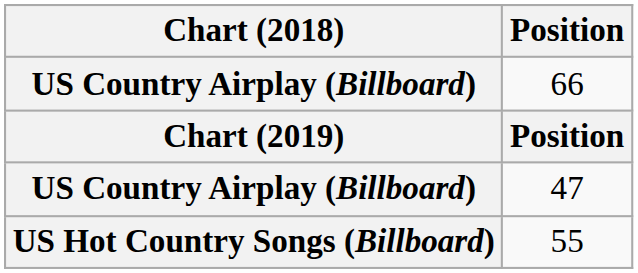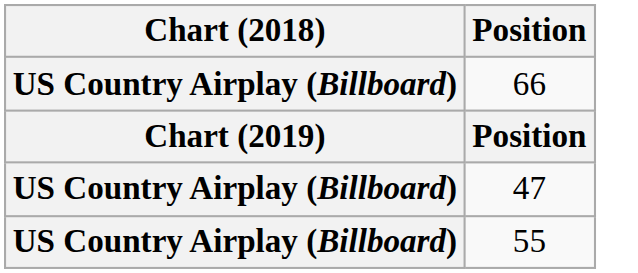(254, 240) US Hot Country Songs (Billboard) -> (235, 240) US Country Airplay (Billboard)
